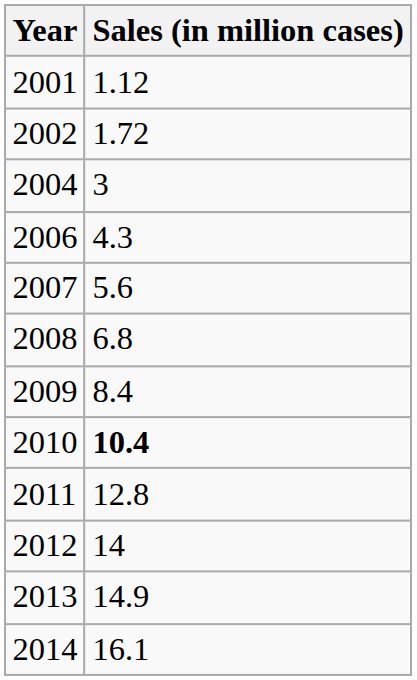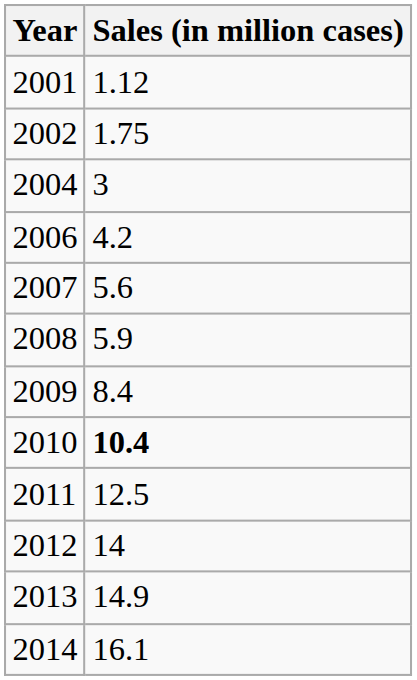(121, 133) 1.72 -> (121, 133) 1.75
(113, 236) 4.3 -> (113, 236) 4.2
(113, 339) 6.8 -> (113, 339) 5.9
(121, 493) 12.8 -> (121, 493) 12.5
